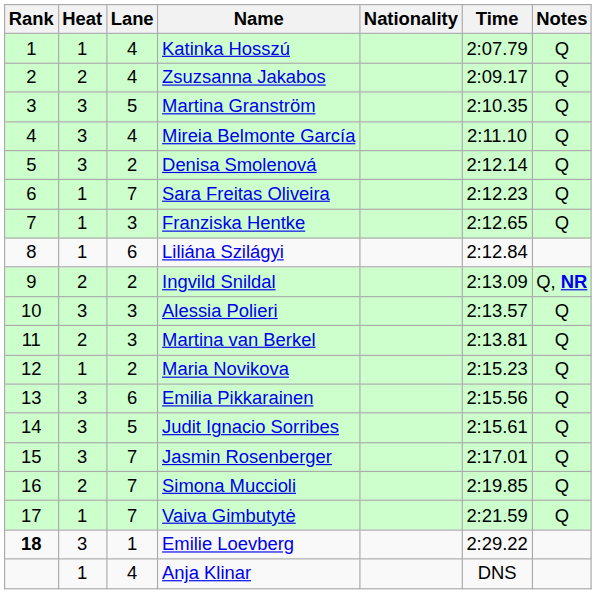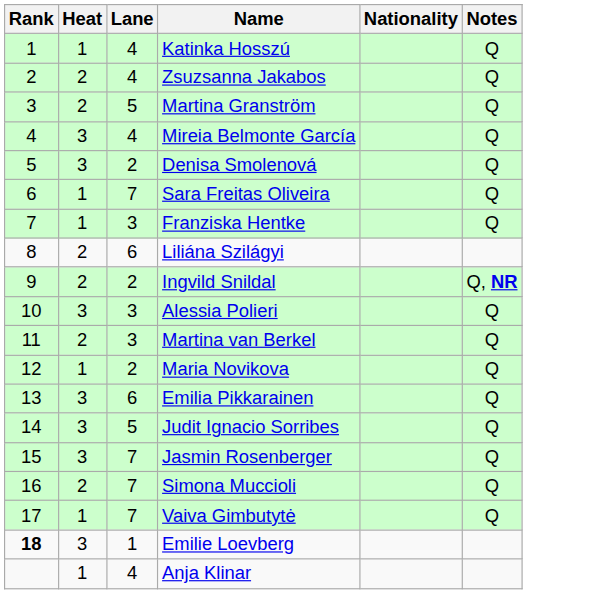- column: (497, 19)
(82, 106) 3 -> (82, 106) 2
(82, 252) 1 -> (82, 252) 2
